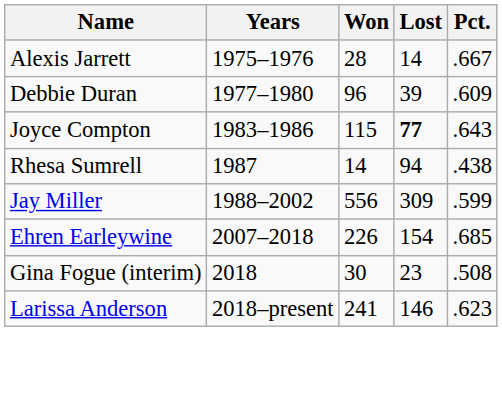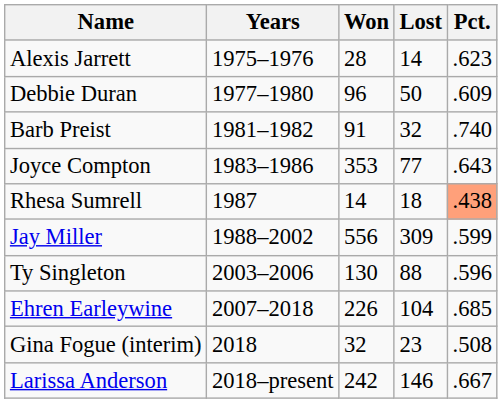(472, 58) .667 -> (472, 58) .623
(411, 93) 39 -> (411, 93) 50
+ row: (60, 129)
(360, 129) 115 -> (361, 165) 353
(411, 129) bold -> (411, 165) normal
(411, 165) 94 -> (411, 201) 18
(472, 165) no background -> (472, 201) lightsalmon background
+ row: (68, 272)
(416, 237) 154 -> (416, 308) 104
(355, 272) 30 -> (355, 344) 32
(361, 308) 241 -> (361, 380) 242
(472, 308) .623 -> (472, 380) .667
